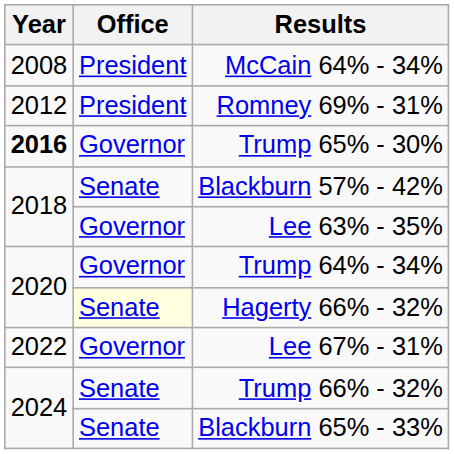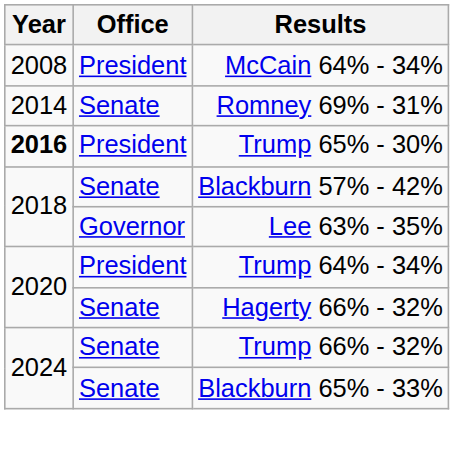(39, 105) 2012 -> (39, 105) 2014
(133, 105) President -> (119, 105) Senate
(132, 145) Governor -> (133, 145) President
(132, 266) Governor -> (133, 266) President
(119, 307) lightyellow background -> (119, 307) no background
- row: (356, 347)
